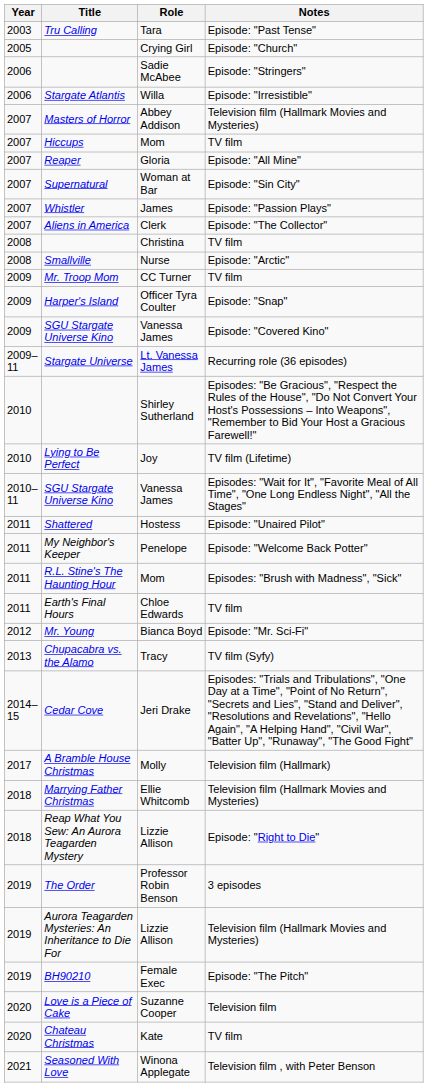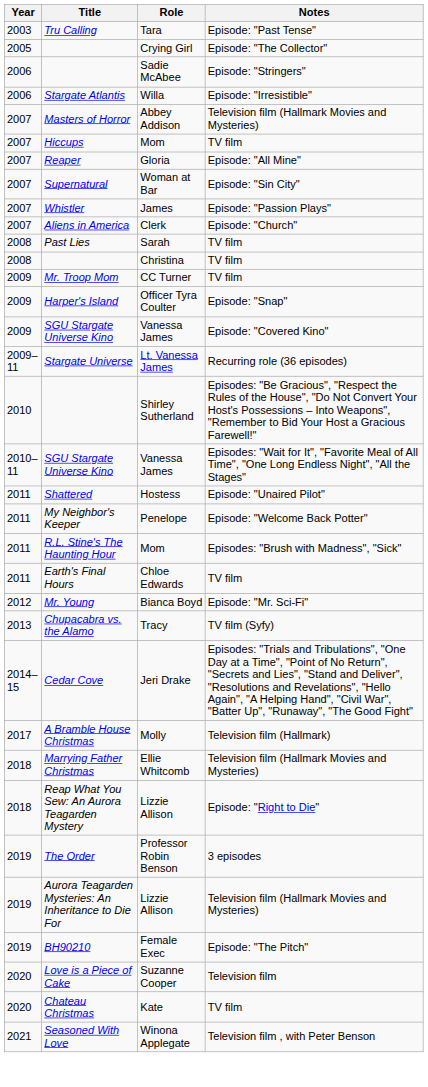(252, 48) Episode: "Church" -> (268, 48) Episode: "The Collector"
(268, 225) Episode: "The Collector" -> (252, 225) Episode: "Church"
+ row: (19, 243)
- row: (19, 260)
- row: (19, 458)
